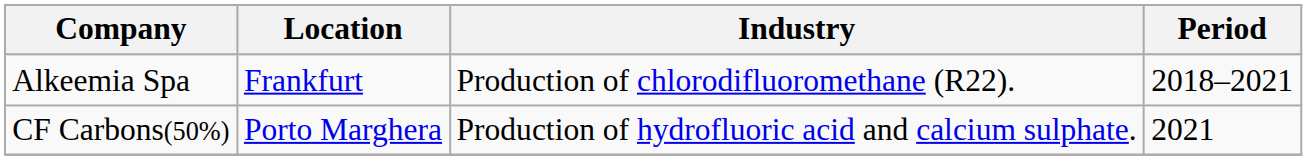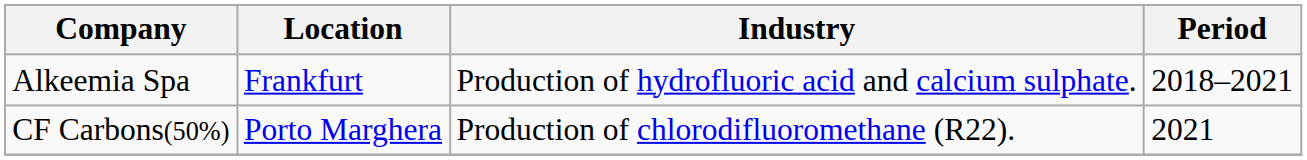(736, 79) Production of chlorodifluoromethane (R22). -> (797, 79) Production of hydrofluoric acid and calcium sulphate.
(797, 129) Production of hydrofluoric acid and calcium sulphate. -> (736, 129) Production of chlorodifluoromethane (R22).
